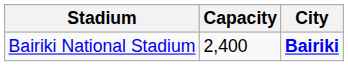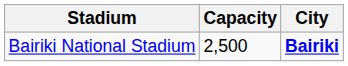(226, 46) 2,400 -> (226, 46) 2,500
